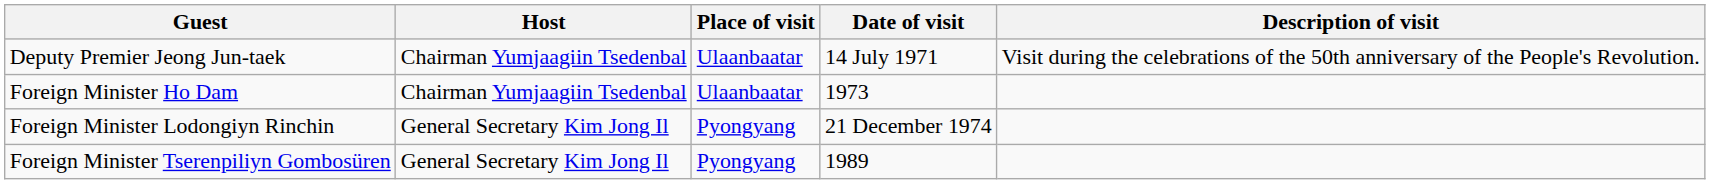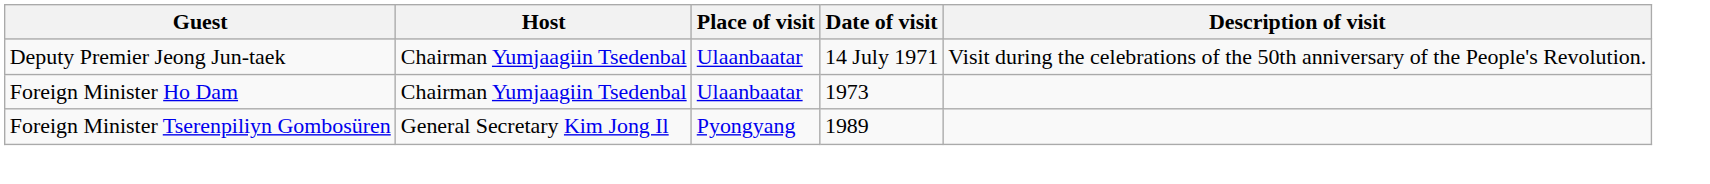- row: (172, 126)
